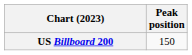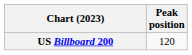(167, 41) 150 -> (167, 41) 120
